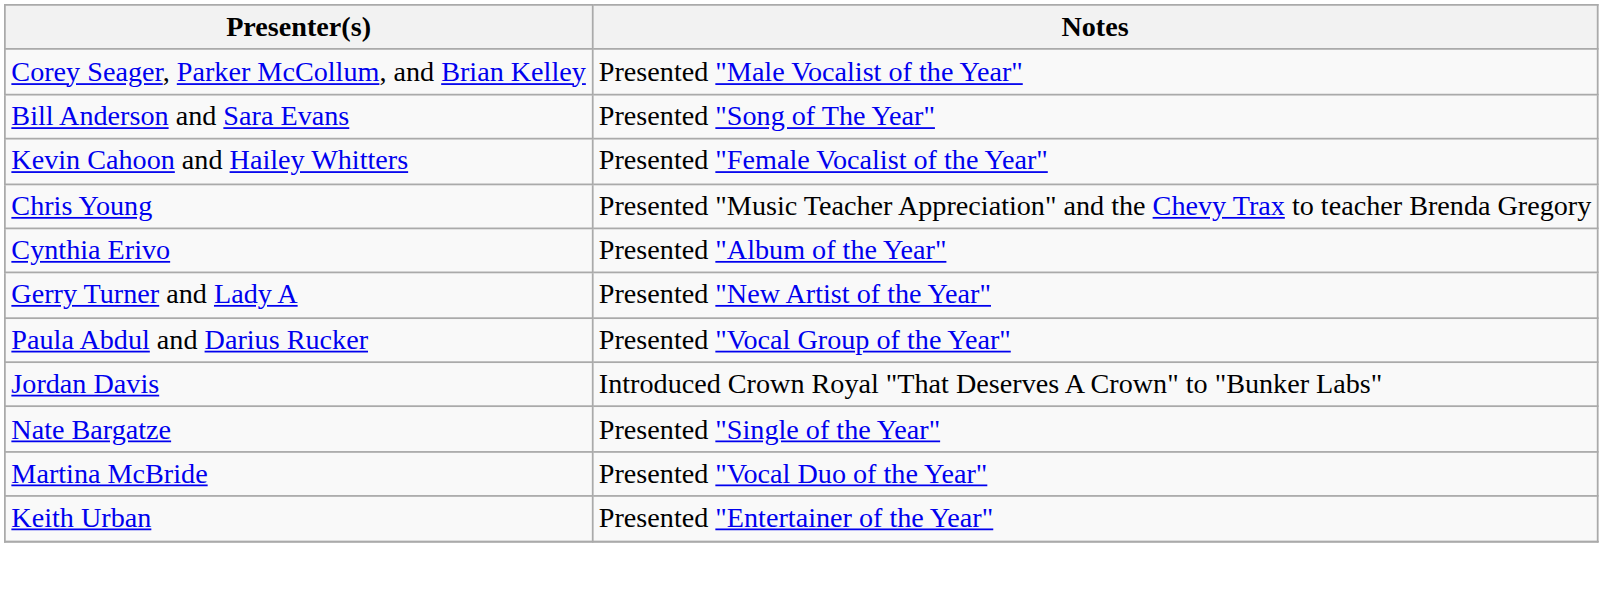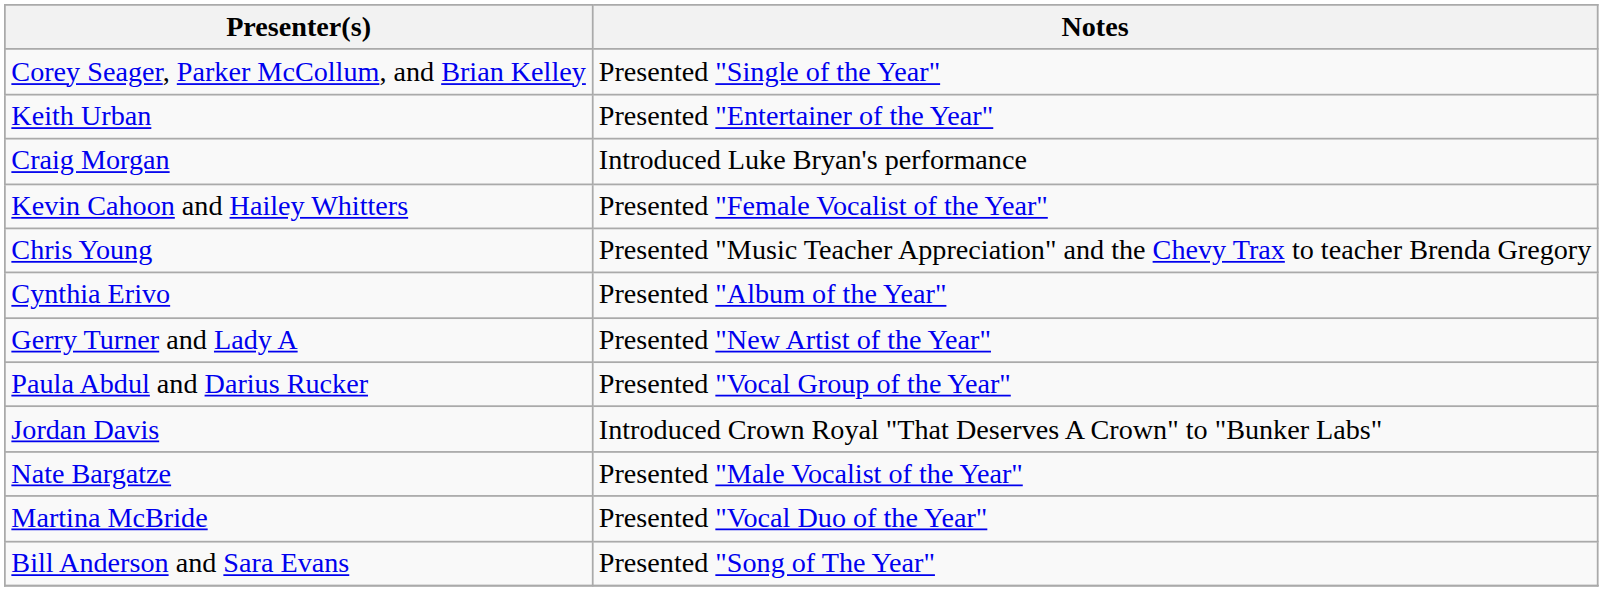(811, 71) Presented "Male Vocalist of the Year" -> (769, 71) Presented "Single of the Year"
rows swapped: (180, 116) <-> (81, 518)
+ row: (91, 160)
(769, 428) Presented "Single of the Year" -> (811, 473) Presented "Male Vocalist of the Year"
